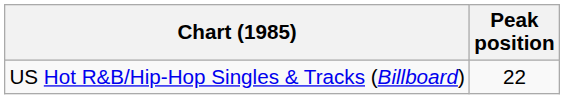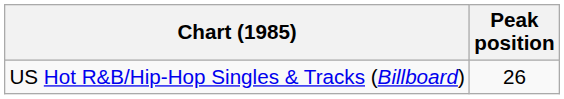(514, 76) 22 -> (514, 76) 26
